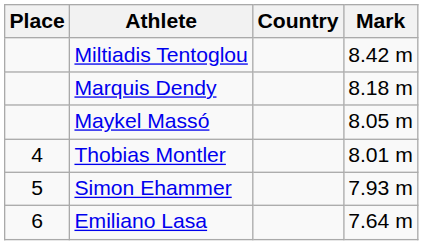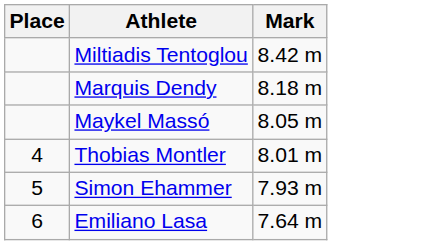- column: (298, 21)
